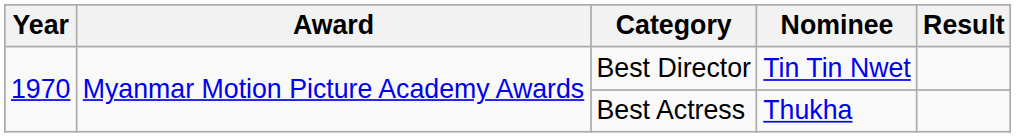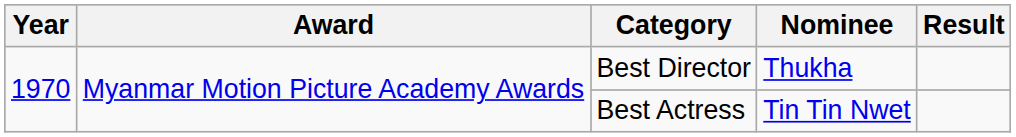(837, 68) Tin Tin Nwet -> (808, 68) Thukha
(808, 110) Thukha -> (837, 110) Tin Tin Nwet
